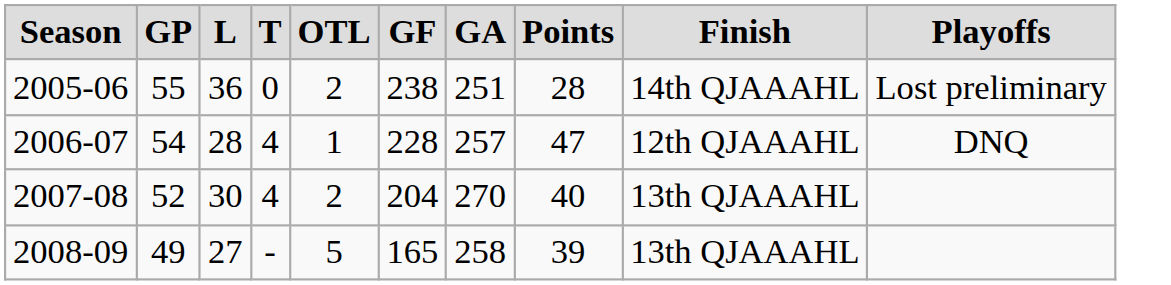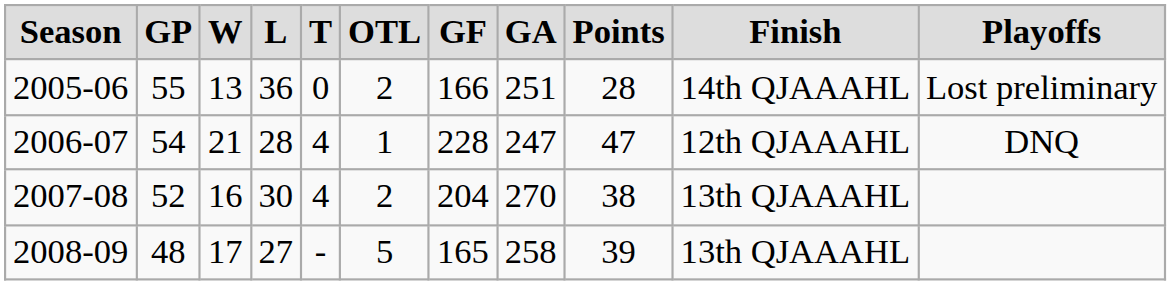+ column: (225, 31)
(412, 86) 238 -> (463, 86) 166
(480, 141) 257 -> (531, 141) 247
(568, 196) 40 -> (619, 196) 38
(168, 251) 49 -> (168, 251) 48
